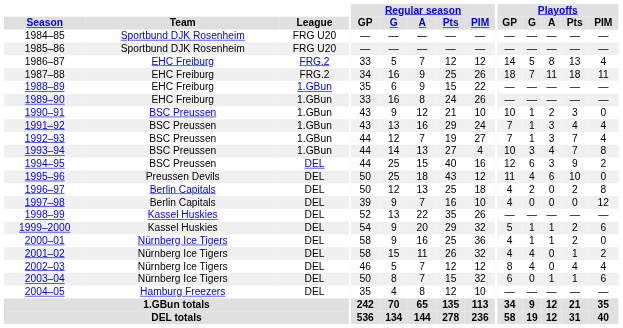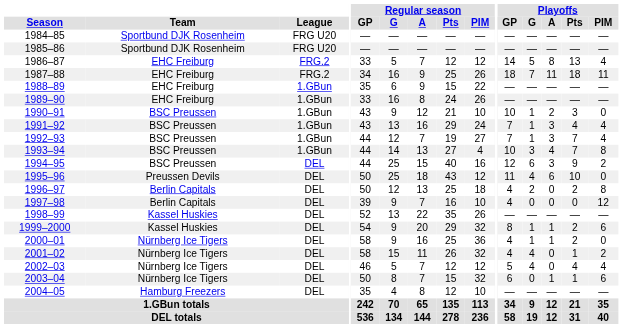(510, 228) 5 -> (510, 228) 8
(510, 266) 8 -> (510, 266) 5
